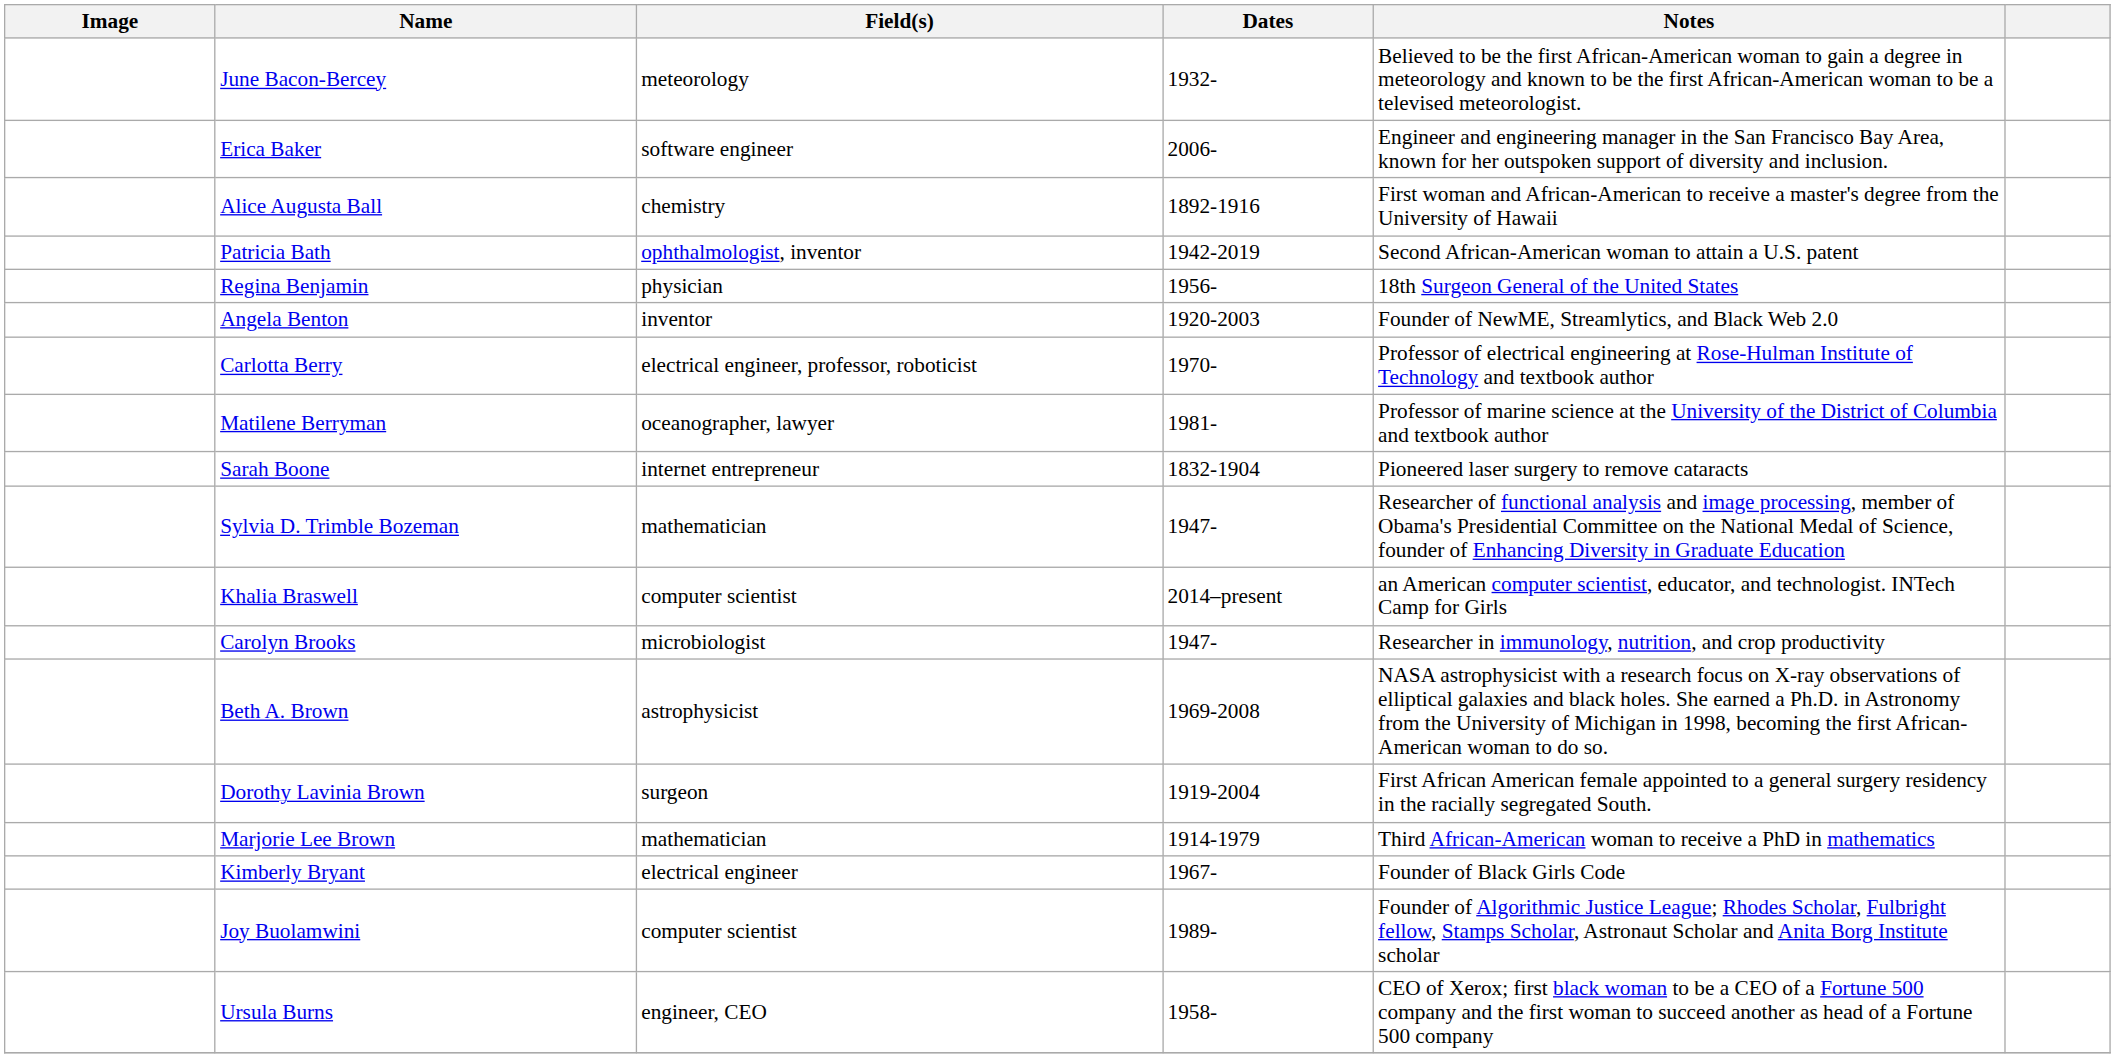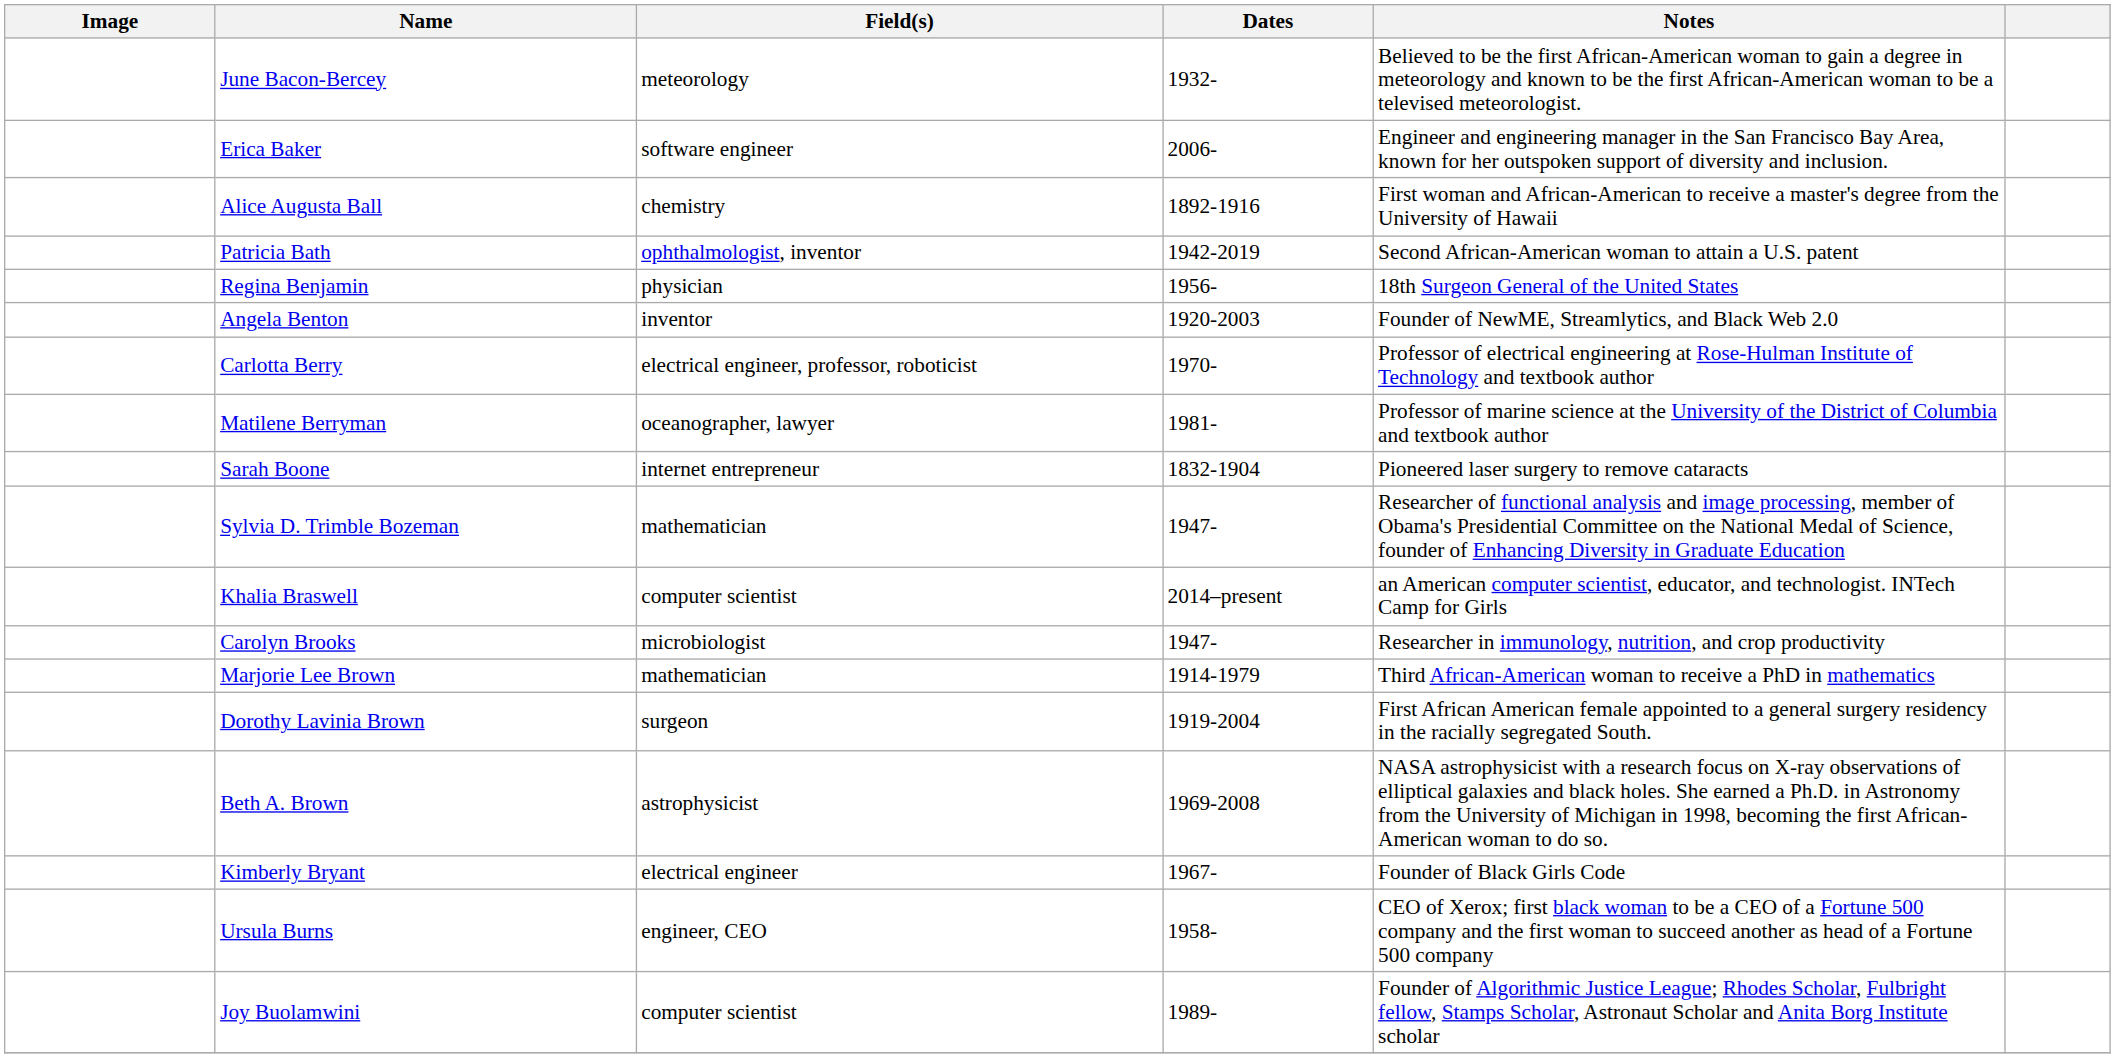rows swapped: (284, 711) <-> (308, 838)
rows swapped: (290, 930) <-> (277, 1011)
